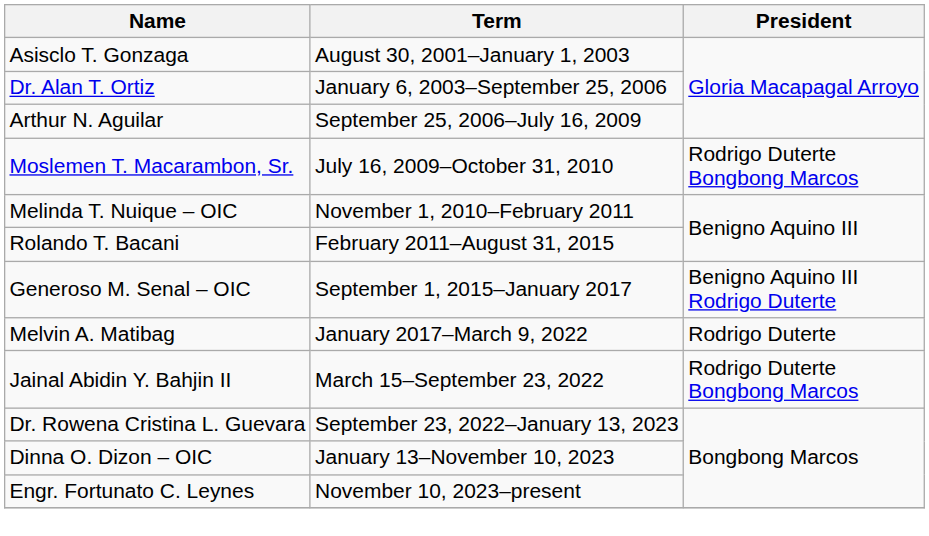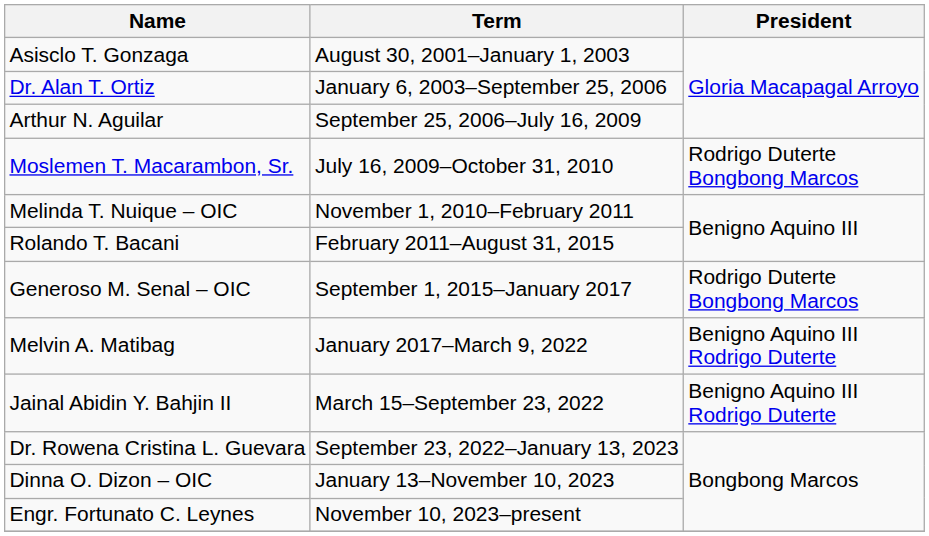(773, 289) Benigno Aquino III Rodrigo Duterte -> (773, 289) Rodrigo Duterte Bongbong Marcos
(762, 334) Rodrigo Duterte -> (773, 346) Benigno Aquino III Rodrigo Duterte
(773, 379) Rodrigo Duterte Bongbong Marcos -> (773, 402) Benigno Aquino III Rodrigo Duterte
